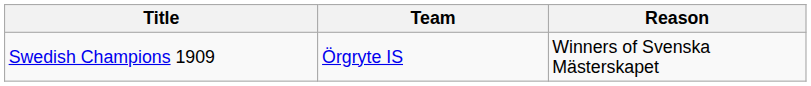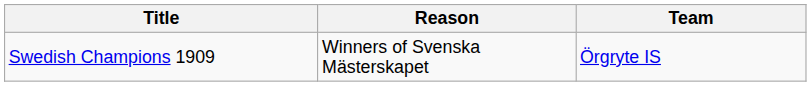columns swapped: (433, 18) <-> (677, 18)
